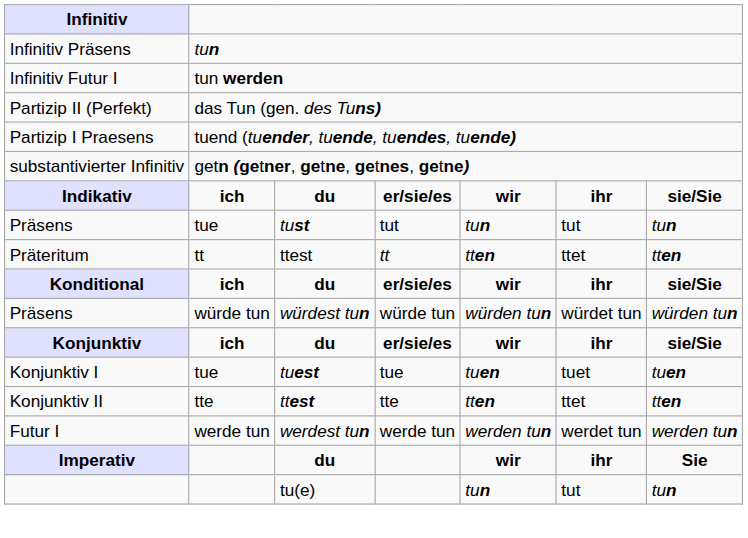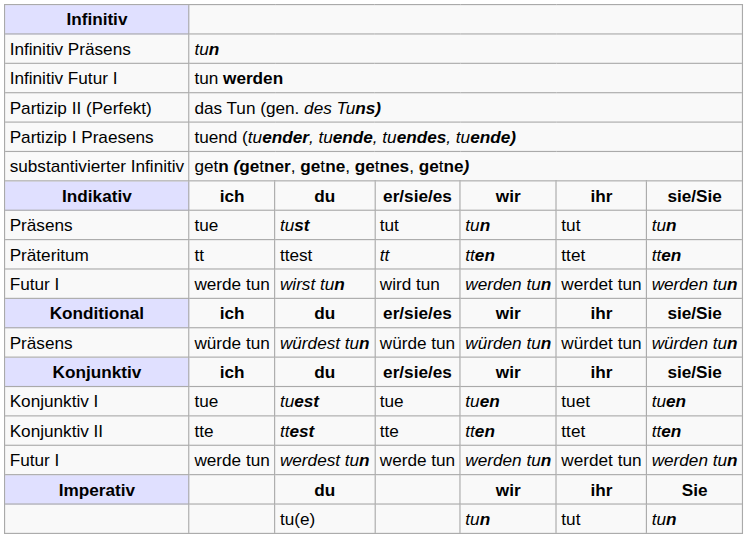+ row: (312, 284)
